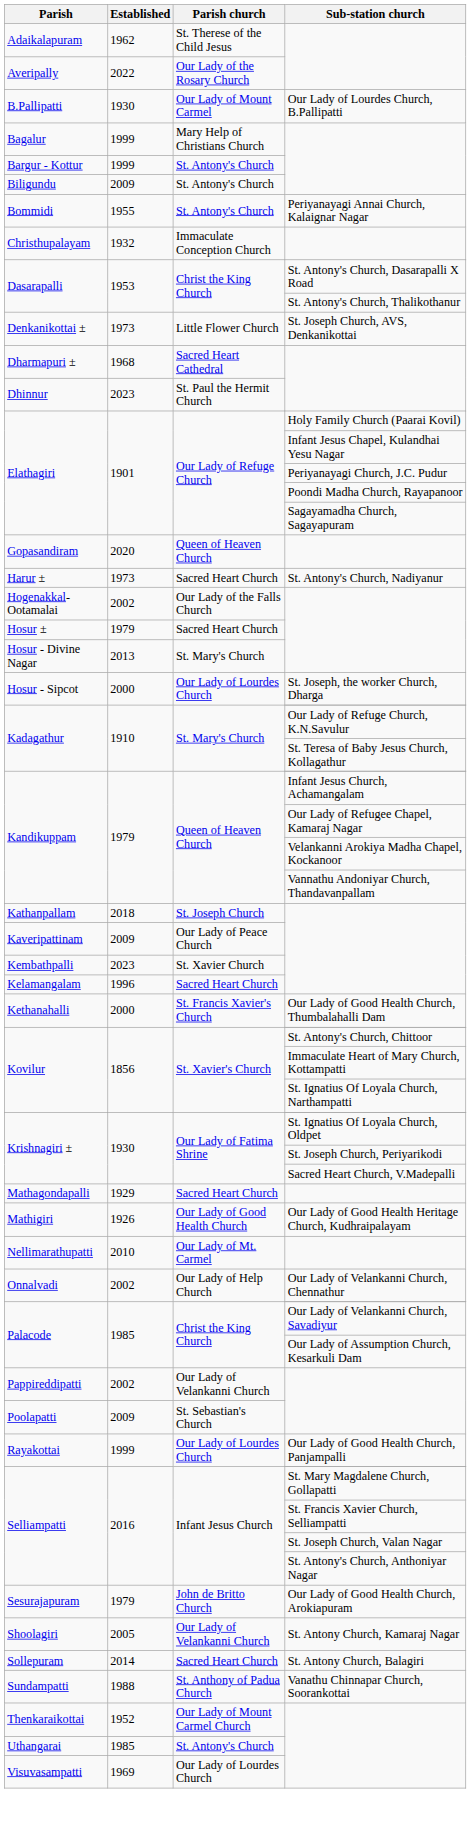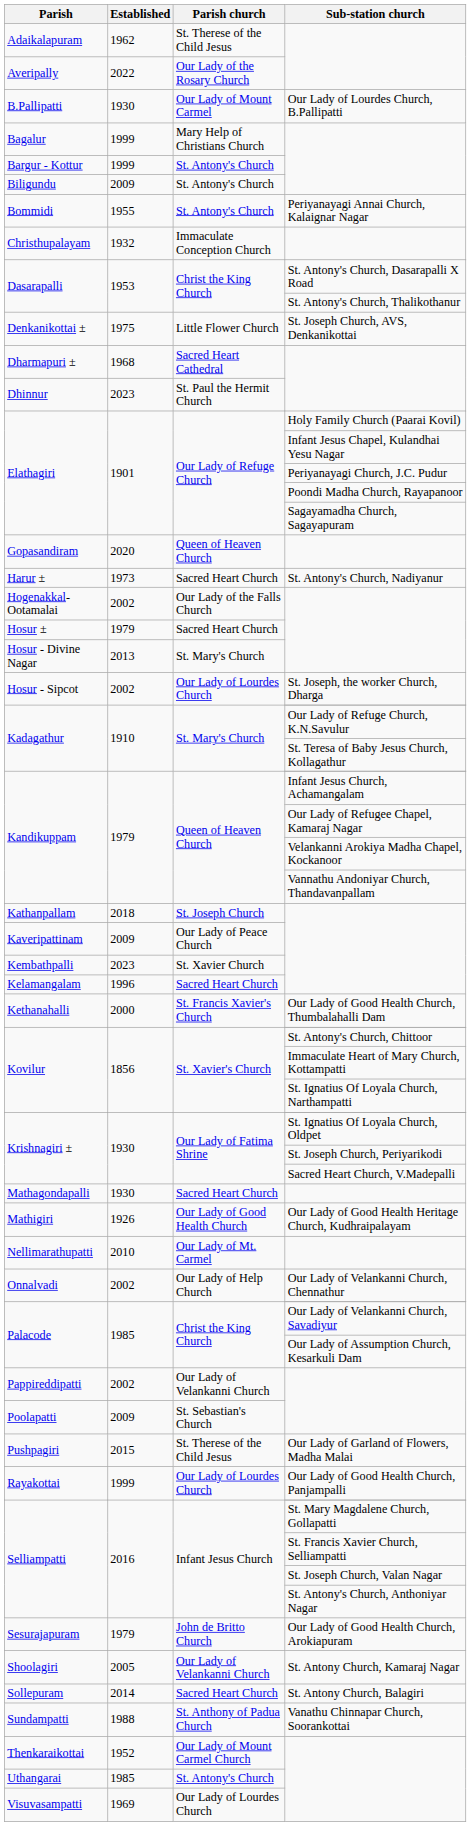(122, 328) 1973 -> (122, 328) 1975
(122, 689) 2000 -> (122, 689) 2002
(122, 1193) 1929 -> (122, 1193) 1930
+ row: (33, 1450)
